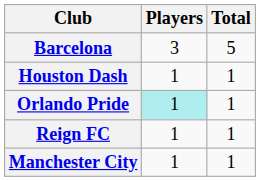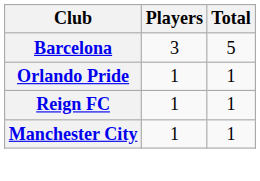- row: (73, 76)
(174, 104) paleturquoise background -> (174, 76) no background
